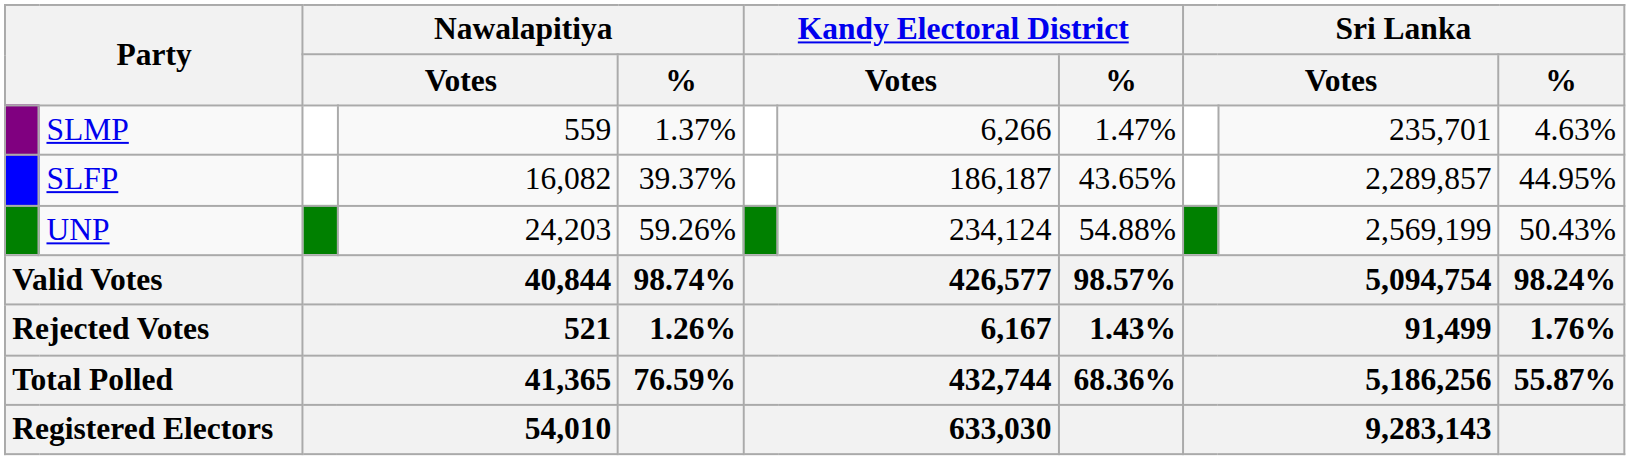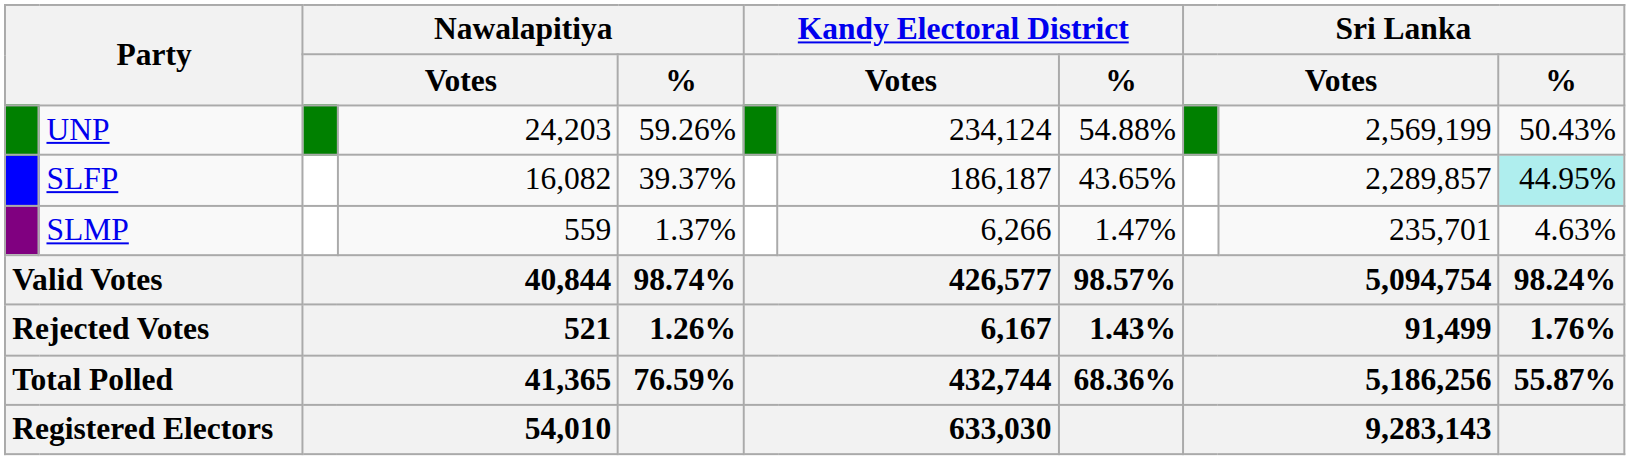rows swapped: (78, 229) <-> (88, 129)
(1567, 179) no background -> (1567, 179) paleturquoise background
